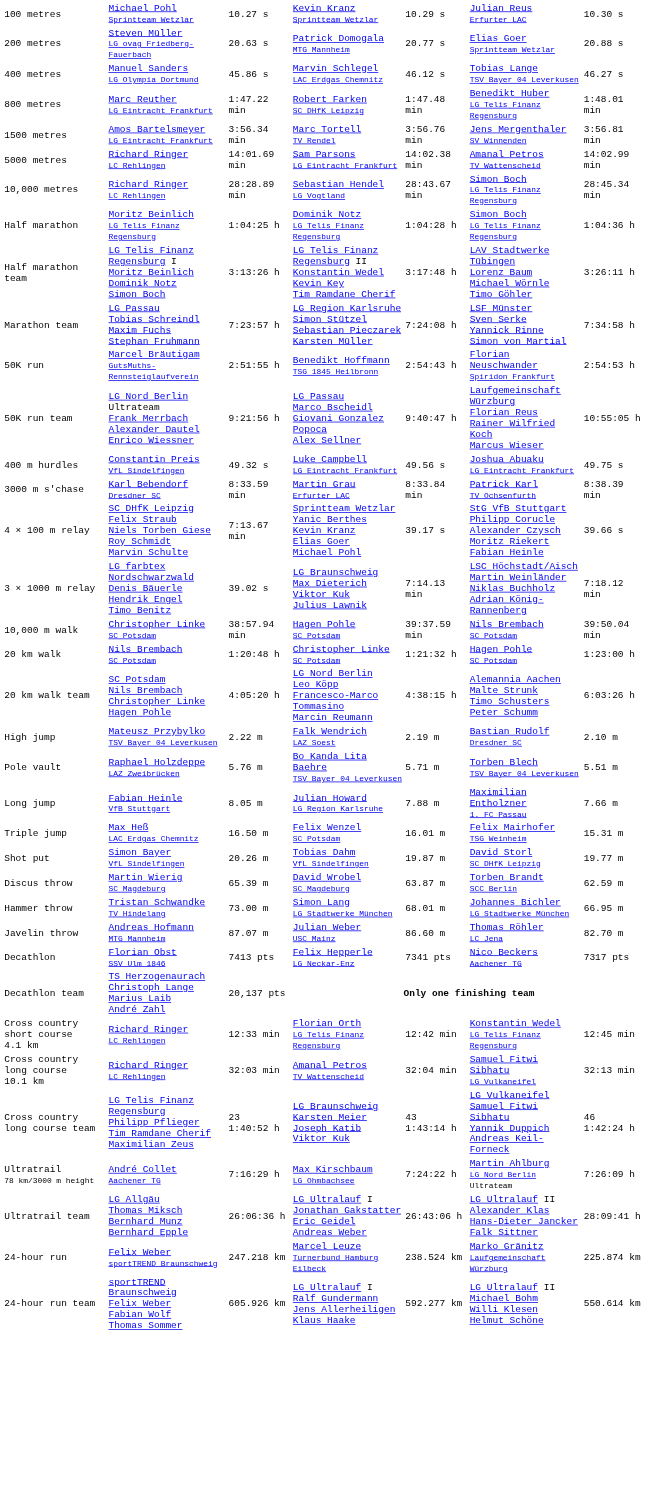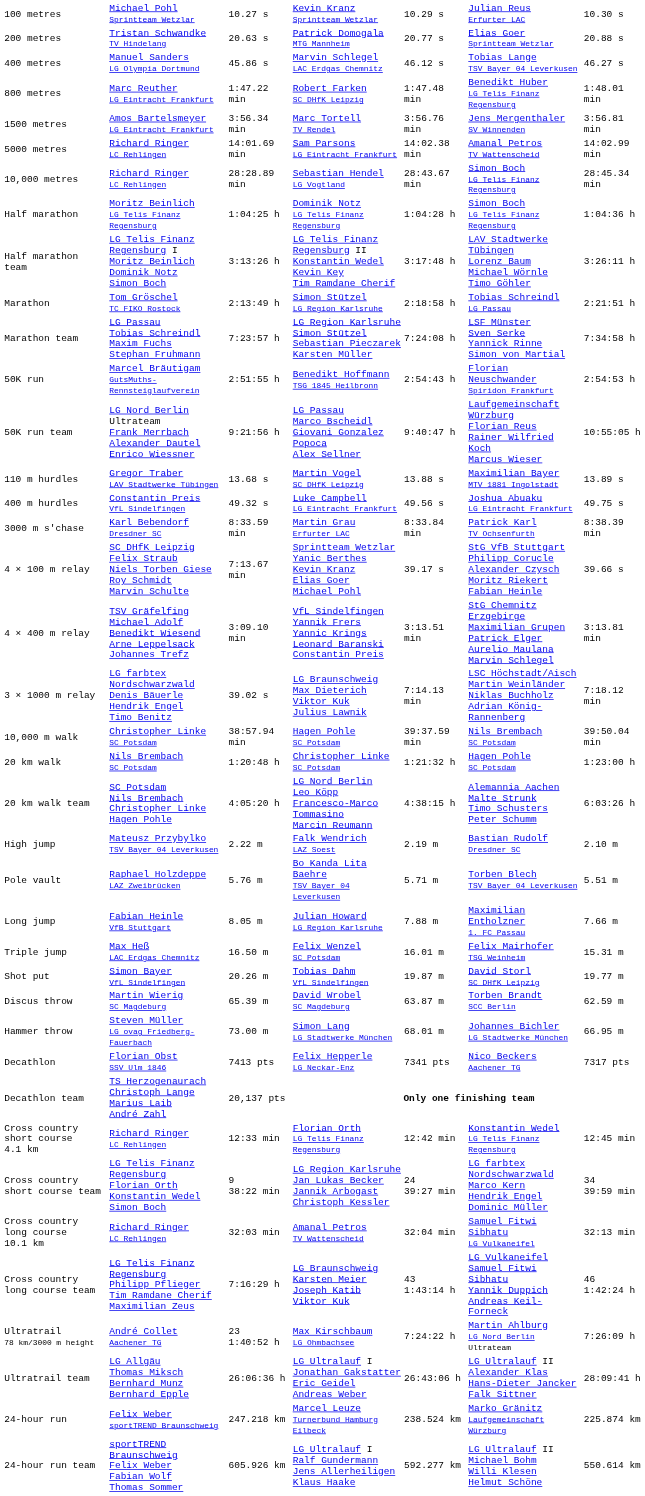(151, 44) Steven Müller LG ovag Friedberg-Fauerbach -> (158, 38) Tristan Schwandke TV Hindelang
+ row: (27, 303)
+ row: (41, 479)
+ row: (47, 633)
(157, 907) Tristan Schwandke TV Hindelang -> (152, 1031) Steven Müller LG ovag Friedberg-Fauerbach
- row: (41, 933)
+ row: (53, 1186)
(254, 1122) 23 1:40:52 h -> (254, 1285) 7:16:29 h
(254, 1175) 7:16:29 h -> (254, 1337) 23 1:40:52 h
